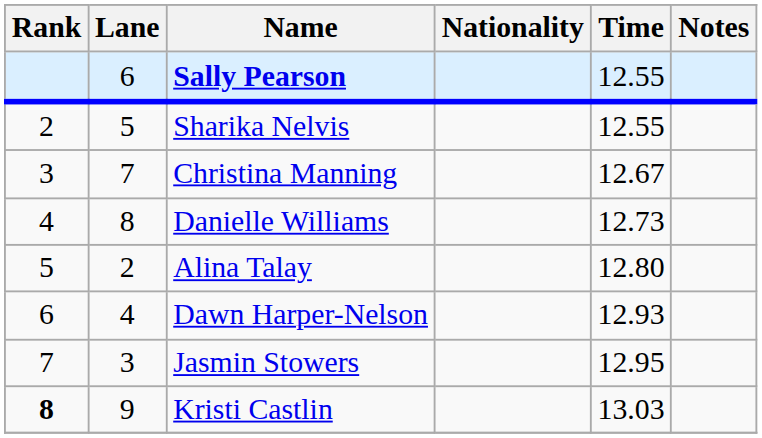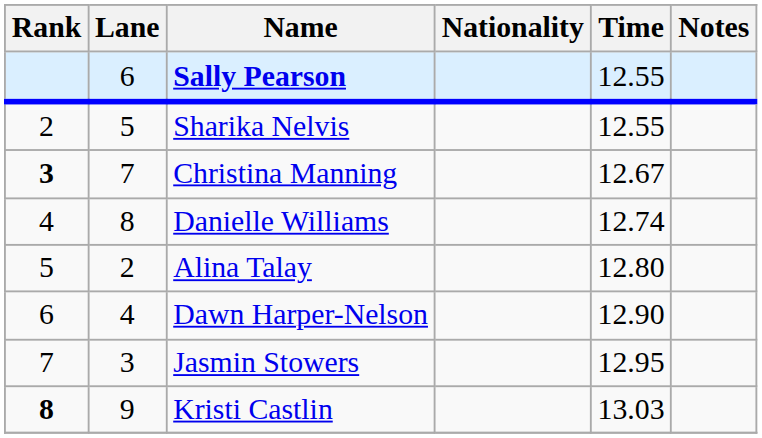(47, 173) normal -> (47, 173) bold
(631, 220) 12.73 -> (631, 220) 12.74
(631, 315) 12.93 -> (631, 315) 12.90
